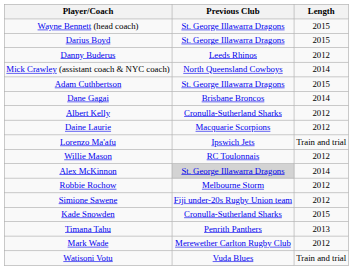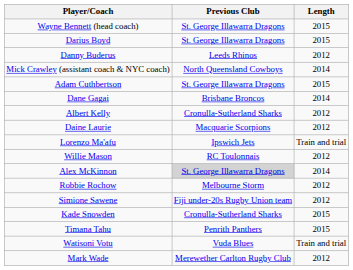(321, 229) 2013 -> (321, 229) 2015
rows swapped: (88, 258) <-> (88, 243)
